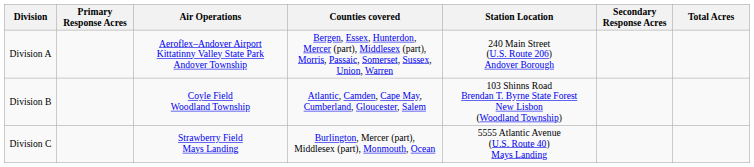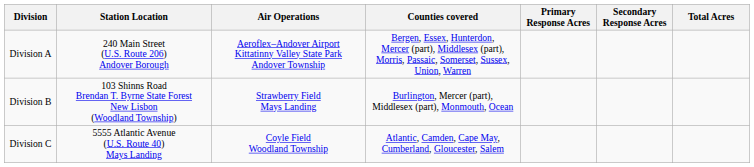columns swapped: (519, 17) <-> (95, 17)
(210, 101) Coyle Field Woodland Township -> (288, 101) Strawberry Field Mays Landing
(365, 101) Atlantic, Camden, Cape May, Cumberland, Gloucester, Salem -> (443, 101) Burlington, Mercer (part), Middlesex (part), Monmouth, Ocean
(210, 144) Strawberry Field Mays Landing -> (288, 144) Coyle Field Woodland Township
(365, 144) Burlington, Mercer (part), Middlesex (part), Monmouth, Ocean -> (443, 144) Atlantic, Camden, Cape May, Cumberland, Gloucester, Salem
